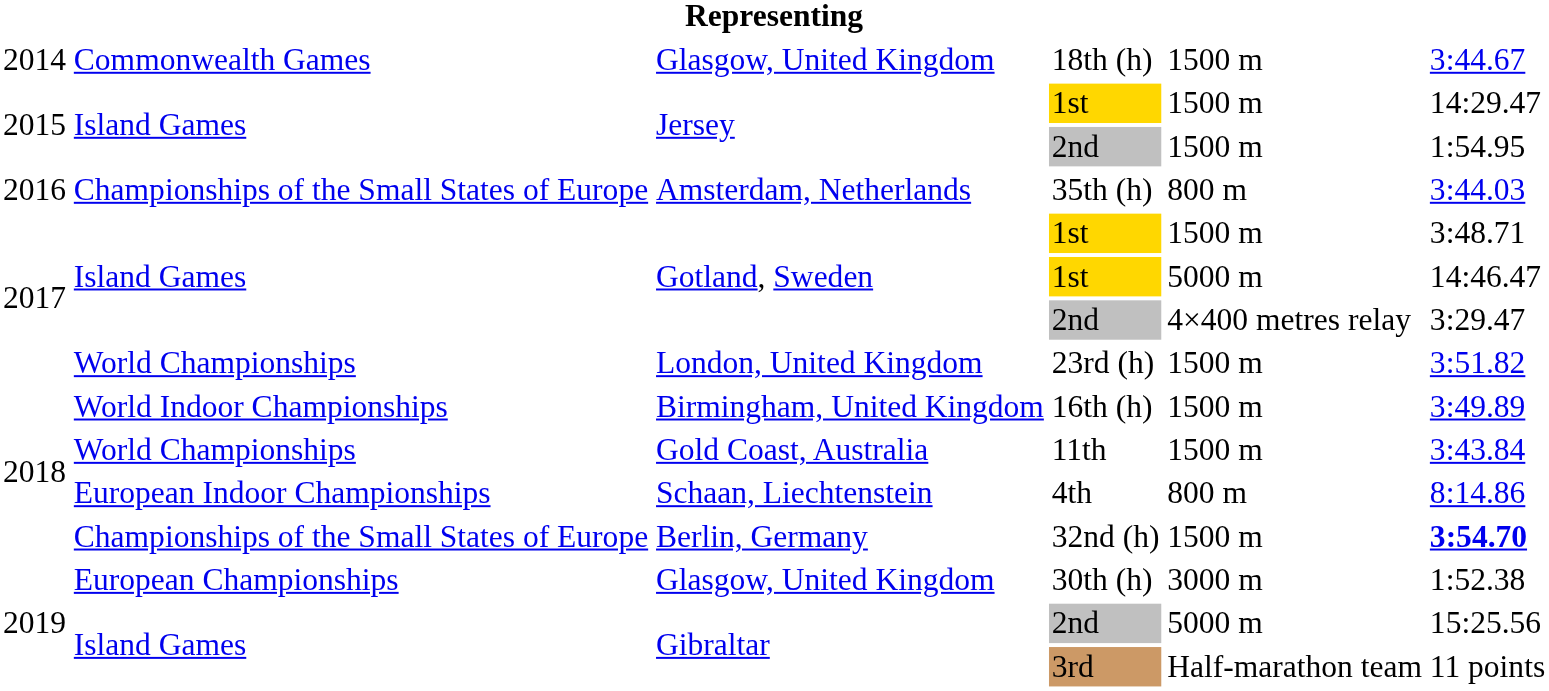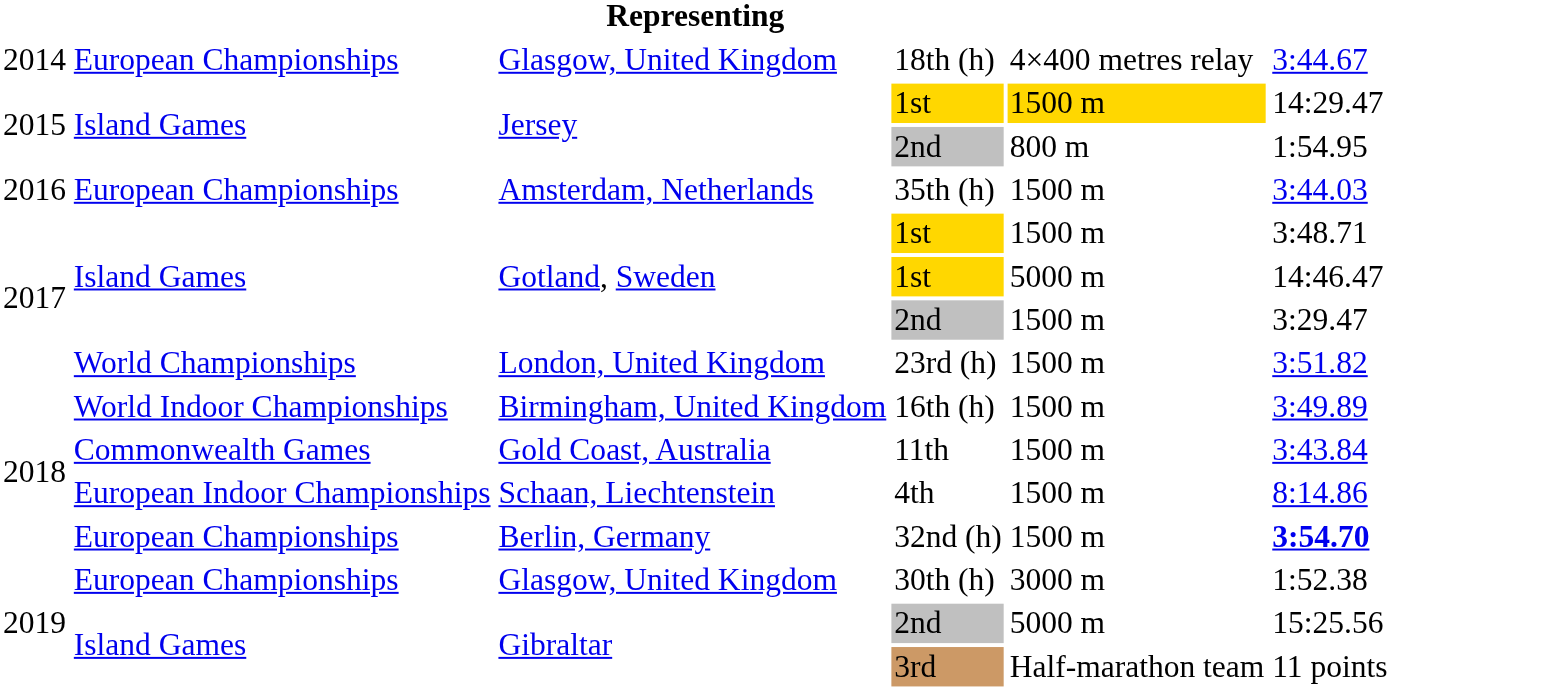(222, 59) Commonwealth Games -> (236, 59) European Championships
(1215, 59) 1500 m -> (1132, 59) 4×400 metres relay
(1215, 102) no background -> (1057, 102) gold background
(1215, 146) 1500 m -> (1050, 146) 800 m
(361, 189) Championships of the Small States of Europe -> (236, 189) European Championships
(1207, 189) 800 m -> (1057, 189) 1500 m
(1289, 319) 4×400 metres relay -> (1057, 319) 1500 m
(215, 449) World Championships -> (222, 449) Commonwealth Games
(1207, 492) 800 m -> (1057, 492) 1500 m
(361, 536) Championships of the Small States of Europe -> (236, 536) European Championships
